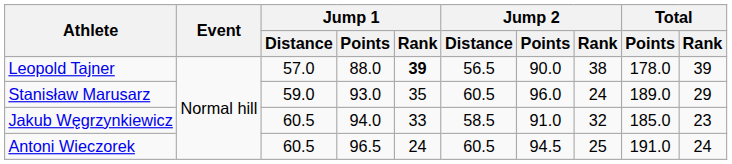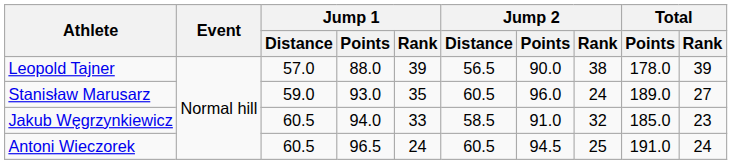(418, 69) bold -> (418, 69) normal
(702, 95) 29 -> (702, 95) 27
